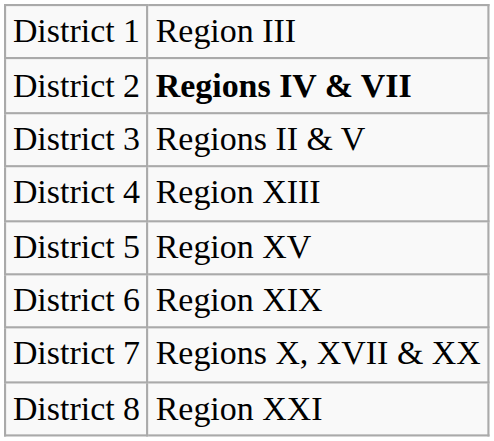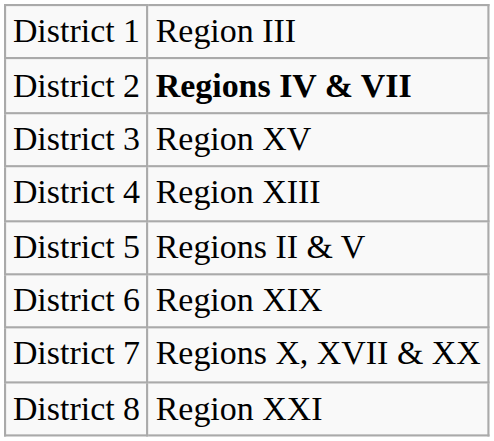(260, 138) Regions II & V -> (233, 138) Region XV
(233, 246) Region XV -> (260, 246) Regions II & V
